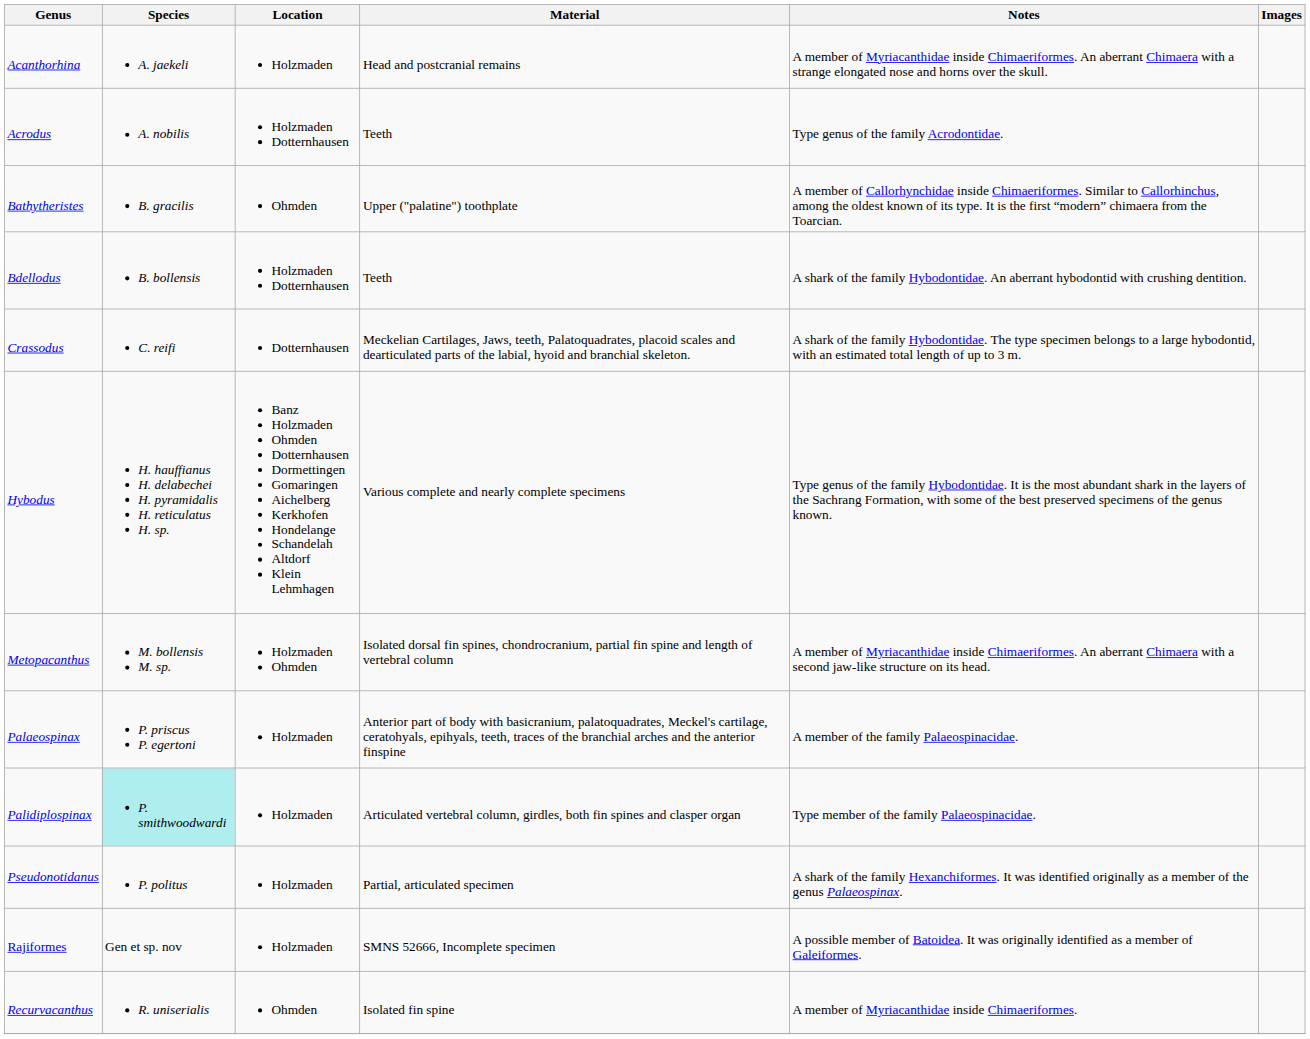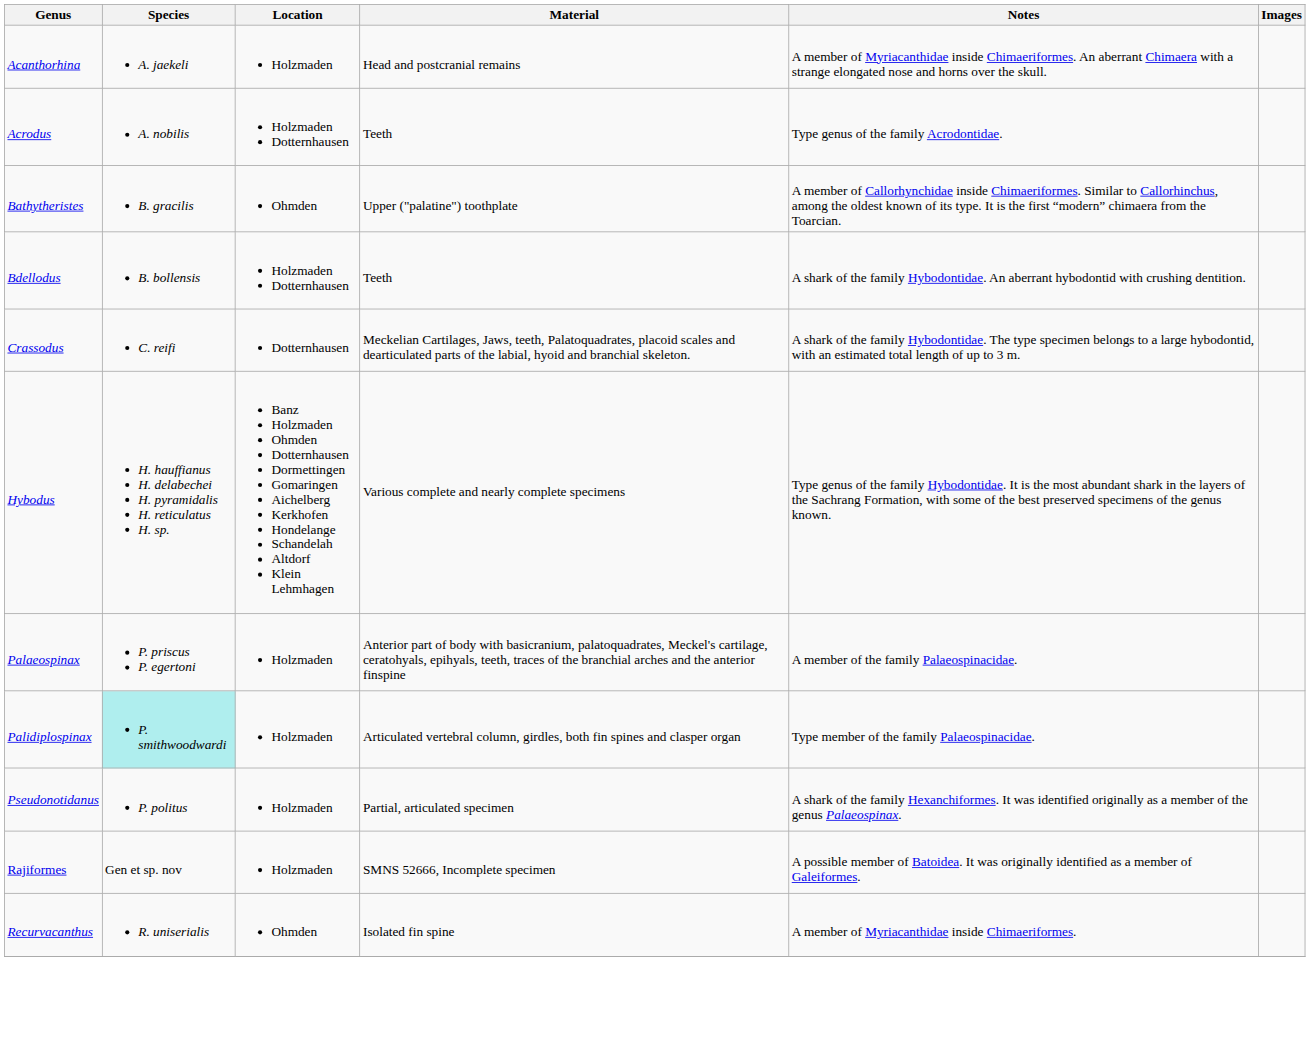- row: (48, 659)
